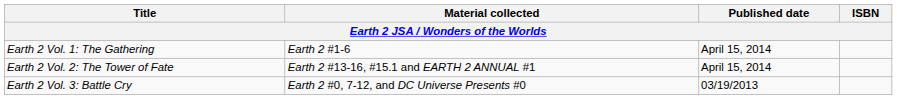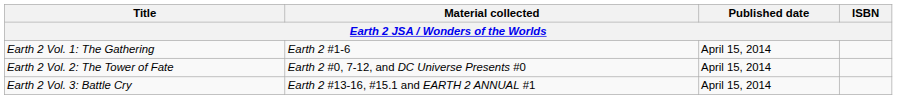(412, 67) Earth 2 #13-16, #15.1 and EARTH 2 ANNUAL #1 -> (407, 67) Earth 2 #0, 7-12, and DC Universe Presents #0
(407, 85) Earth 2 #0, 7-12, and DC Universe Presents #0 -> (412, 85) Earth 2 #13-16, #15.1 and EARTH 2 ANNUAL #1
(730, 85) 03/19/2013 -> (736, 85) April 15, 2014
